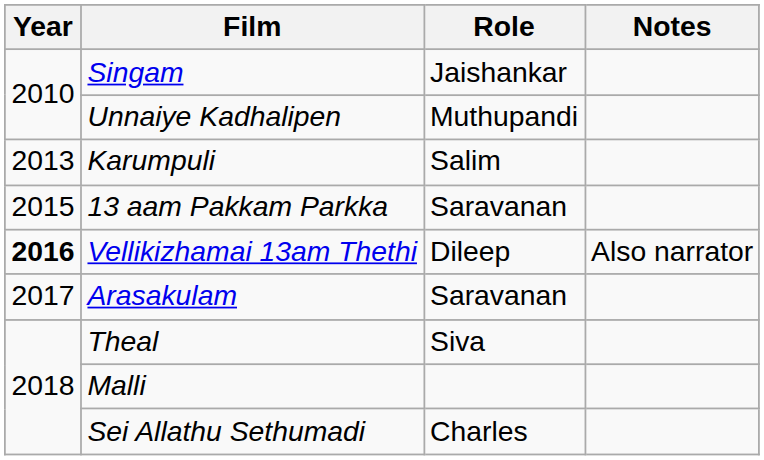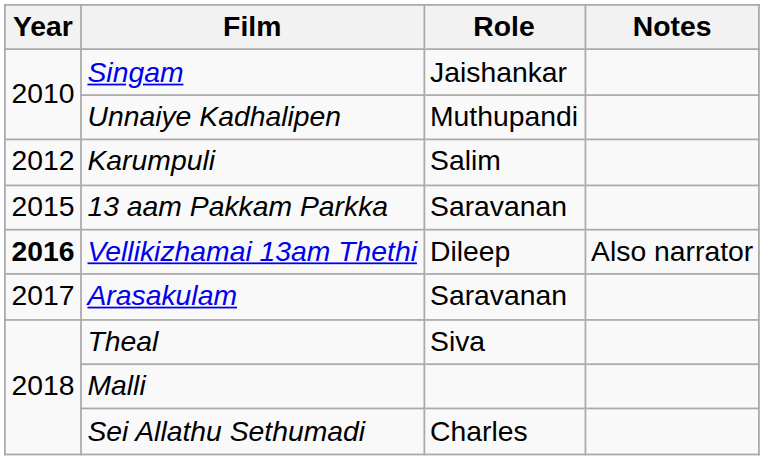(43, 161) 2013 -> (43, 161) 2012
